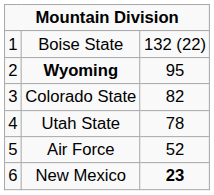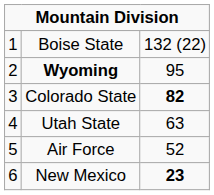(175, 96) normal -> (175, 96) bold
(175, 123) 78 -> (175, 123) 63
